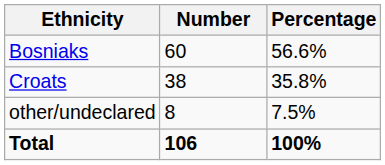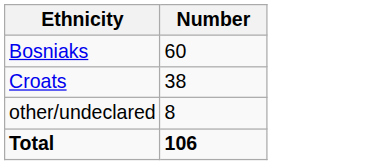- column: (324, 19)
